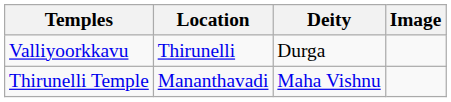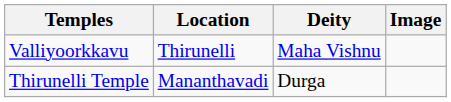(301, 50) Durga -> (329, 50) Maha Vishnu
(329, 81) Maha Vishnu -> (301, 81) Durga
